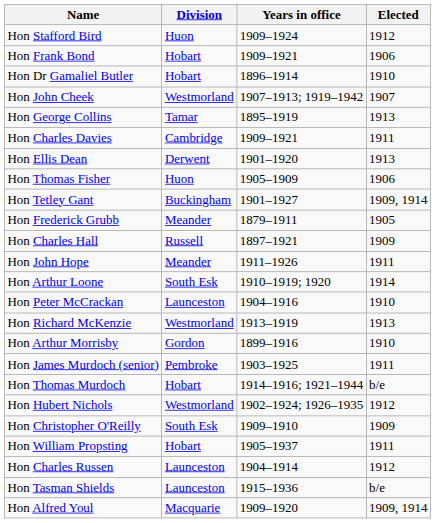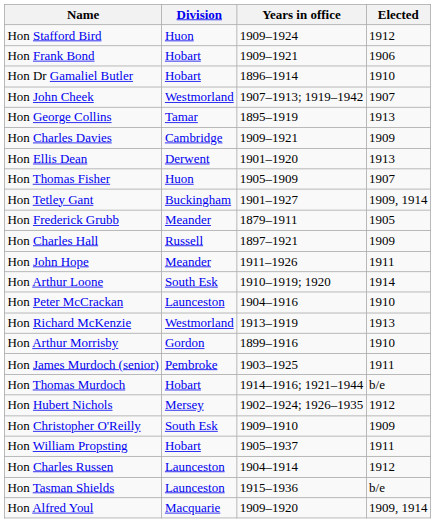(382, 138) 1911 -> (382, 138) 1909
(382, 179) 1906 -> (382, 179) 1907
(199, 405) Westmorland -> (184, 405) Mersey
